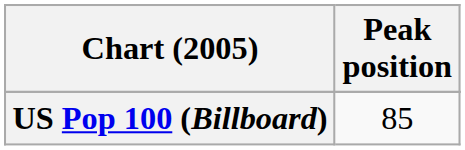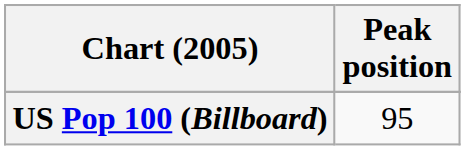(397, 117) 85 -> (397, 117) 95
